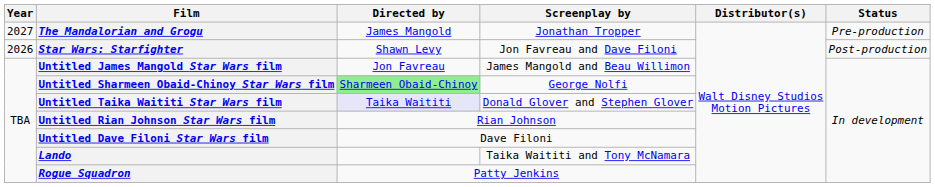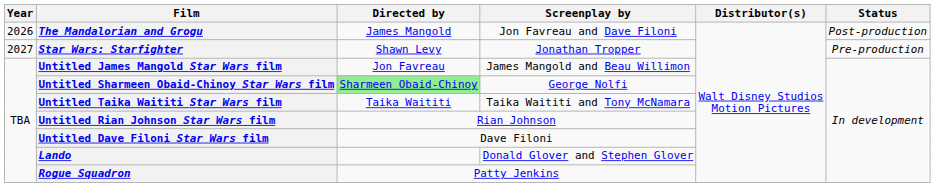(20, 31) 2027 -> (20, 31) 2026
(588, 31) Jonathan Tropper -> (588, 31) Jon Favreau and Dave Filoni
(878, 31) Pre-production -> (878, 31) Post-production
(20, 49) 2026 -> (20, 49) 2027
(588, 49) Jon Favreau and Dave Filoni -> (588, 49) Jonathan Tropper
(878, 49) Post-production -> (878, 49) Pre-production
(409, 102) lavender background -> (409, 102) no background
(588, 102) Donald Glover and Stephen Glover -> (588, 102) Taika Waititi and Tony McNamara
(588, 156) Taika Waititi and Tony McNamara -> (588, 156) Donald Glover and Stephen Glover
